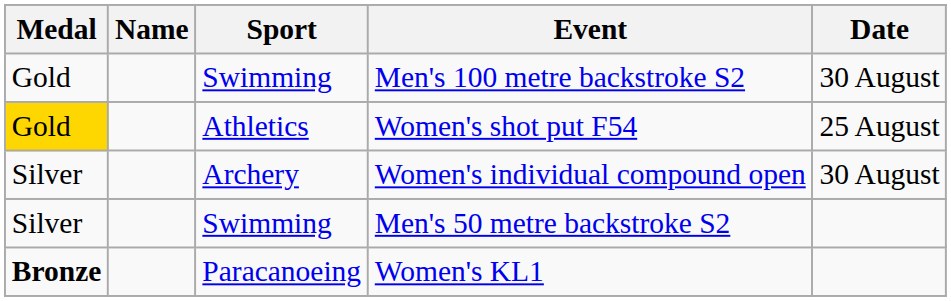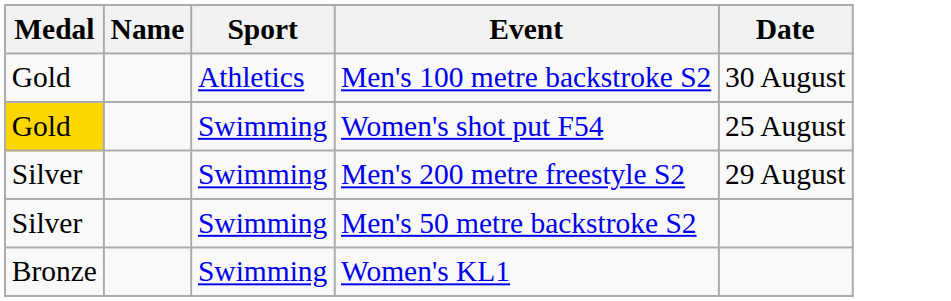(267, 77) Swimming -> (251, 77) Athletics
(256, 126) Athletics -> (263, 126) Swimming
+ row: (513, 174)
- row: (590, 174)
(57, 272) bold -> (54, 272) normal
(282, 272) Paracanoeing -> (263, 272) Swimming
